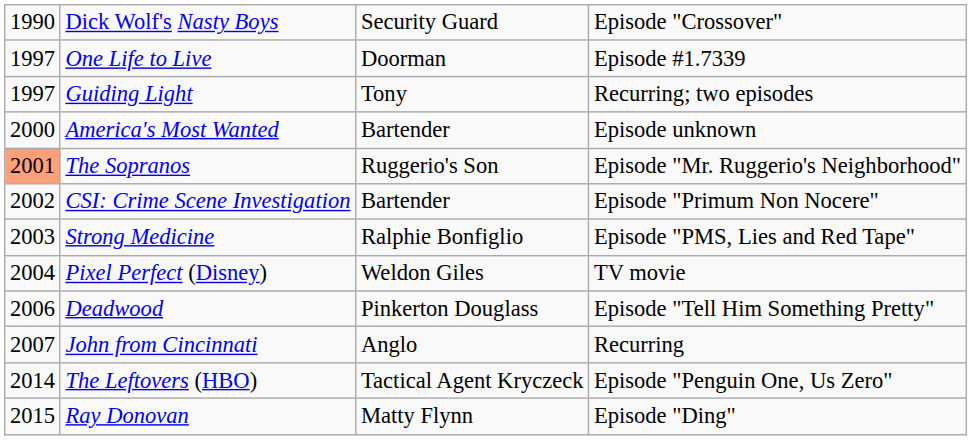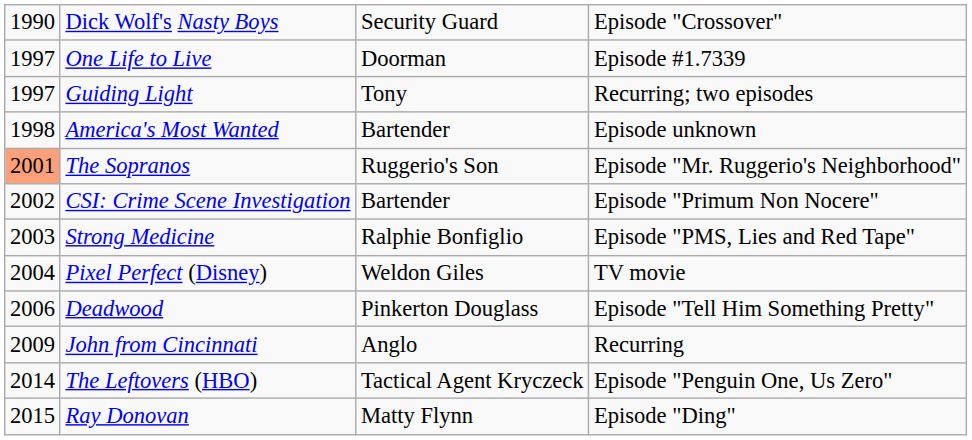(32, 129) 2000 -> (32, 129) 1998
(32, 344) 2007 -> (32, 344) 2009
